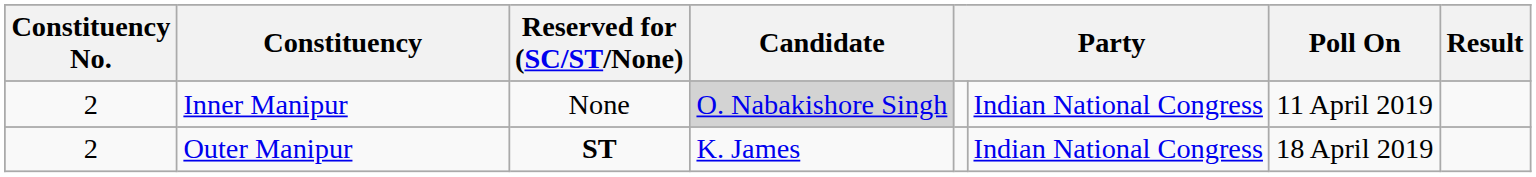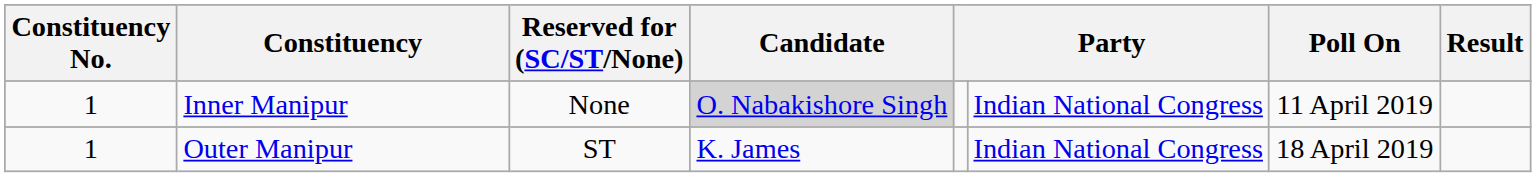(91, 103) 2 -> (91, 103) 1
(91, 148) 2 -> (91, 148) 1
(599, 148) bold -> (599, 148) normal
